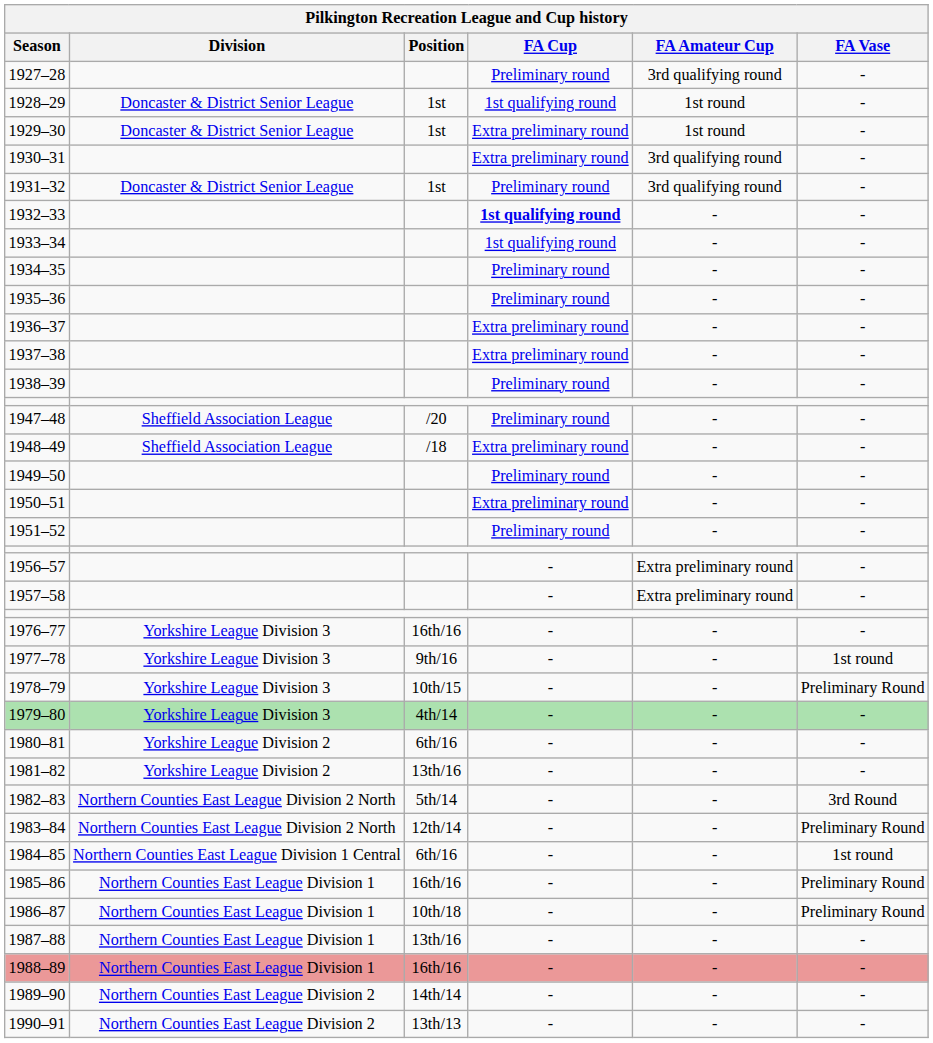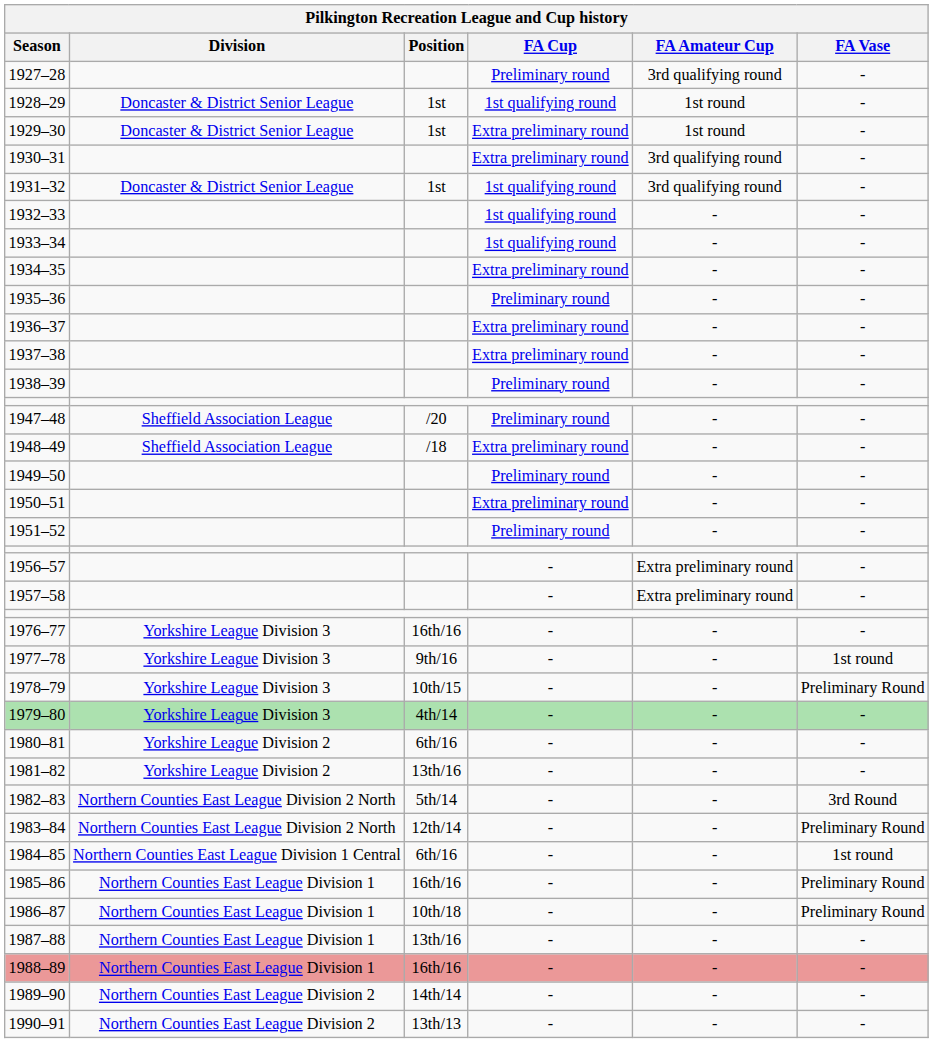(550, 186) Preliminary round -> (550, 186) 1st qualifying round
(550, 214) bold -> (550, 214) normal
(550, 271) Preliminary round -> (550, 271) Extra preliminary round
